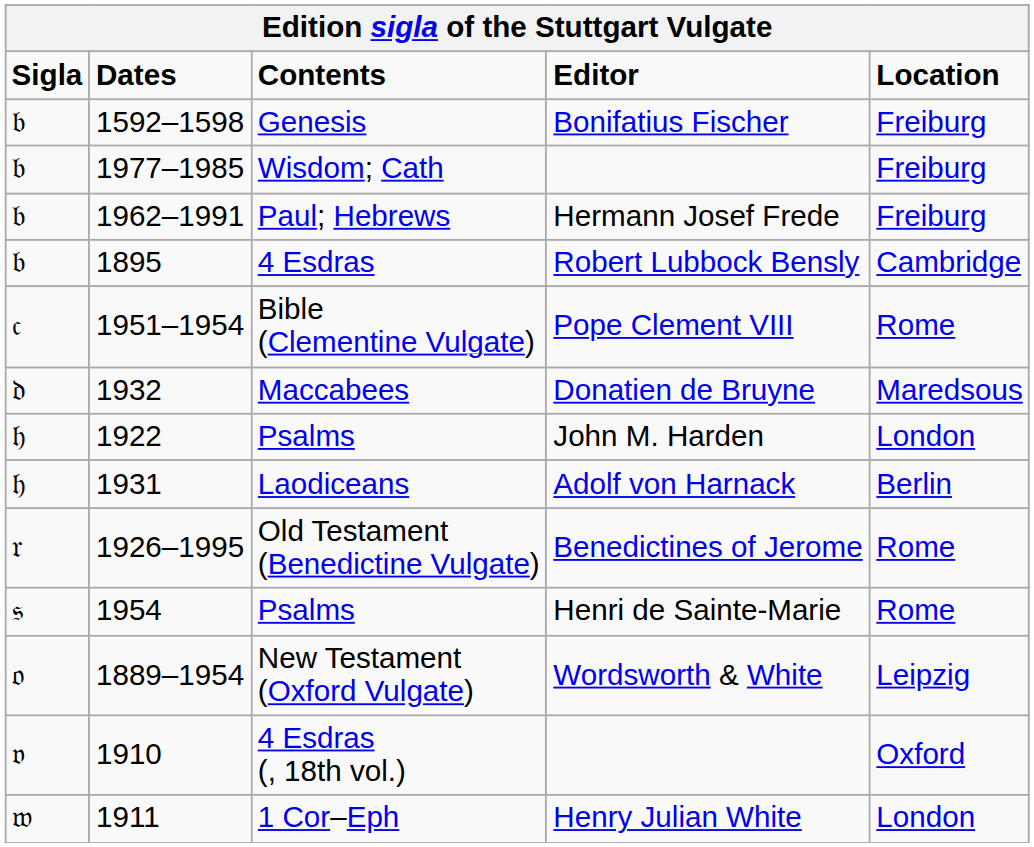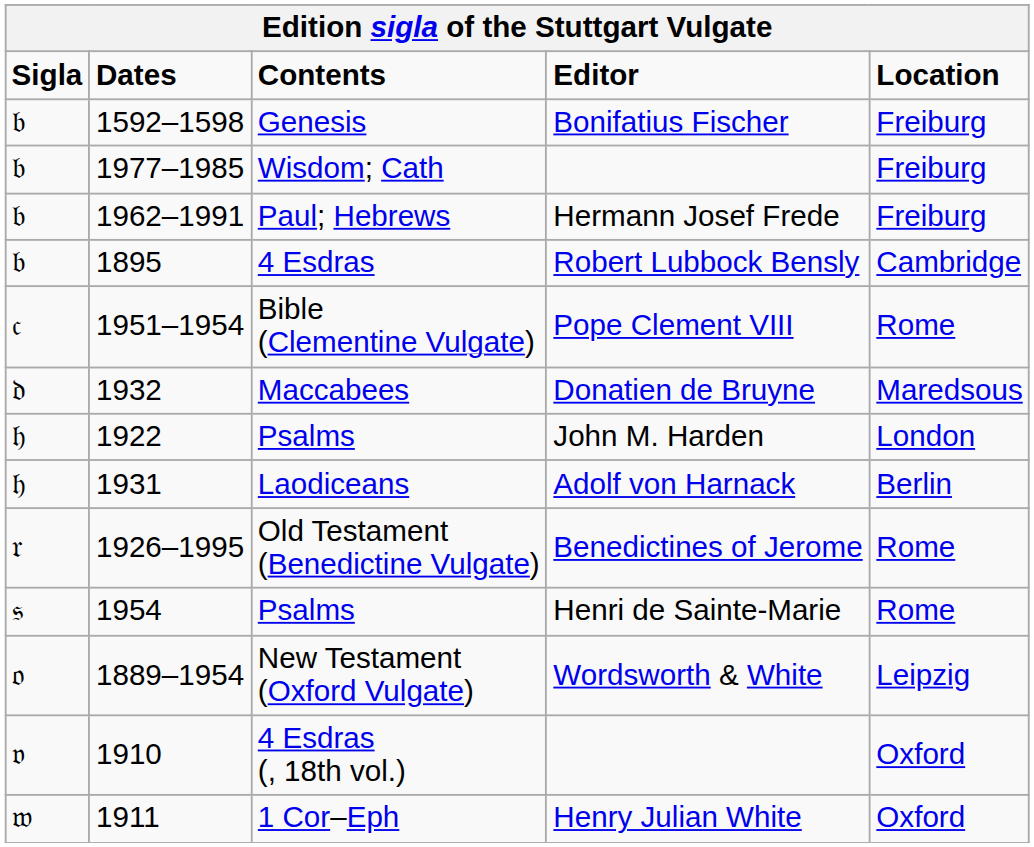(926, 818) London -> (921, 818) Oxford
